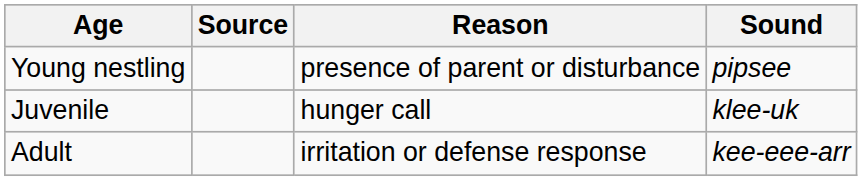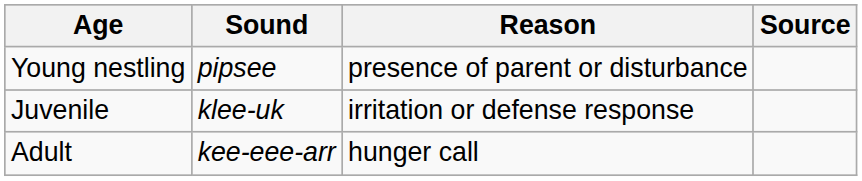columns swapped: (782, 25) <-> (243, 25)
(366, 110) hunger call -> (521, 110) irritation or defense response
(474, 152) irritation or defense response -> (413, 152) hunger call
